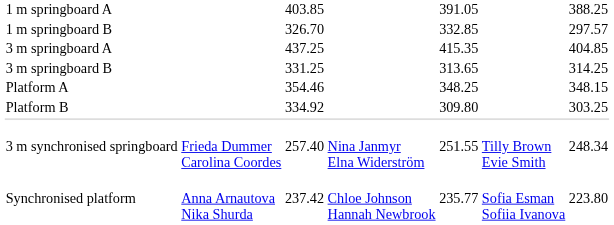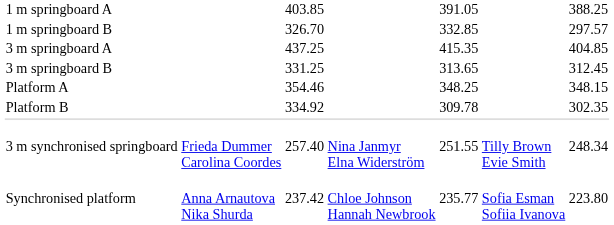(588, 68) 314.25 -> (588, 68) 312.45
(459, 107) 309.80 -> (459, 107) 309.78
(588, 107) 303.25 -> (588, 107) 302.35
